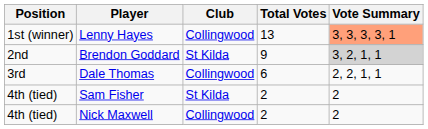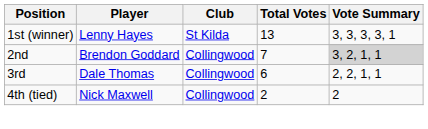(220, 34) Collingwood -> (207, 34) St Kilda
(364, 34) lightsalmon background -> (364, 34) no background
(207, 54) St Kilda -> (220, 54) Collingwood
(264, 54) 9 -> (264, 54) 7
- row: (111, 94)
